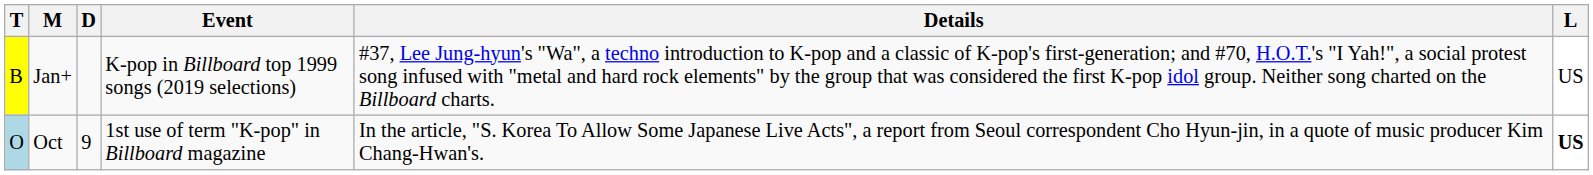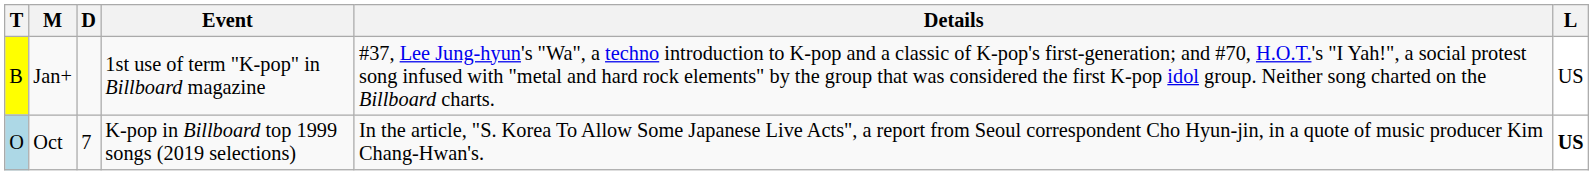(221, 75) K-pop in Billboard top 1999 songs (2019 selections) -> (213, 75) 1st use of term "K-pop" in Billboard magazine
(86, 142) 9 -> (86, 142) 7
(213, 142) 1st use of term "K-pop" in Billboard magazine -> (221, 142) K-pop in Billboard top 1999 songs (2019 selections)
